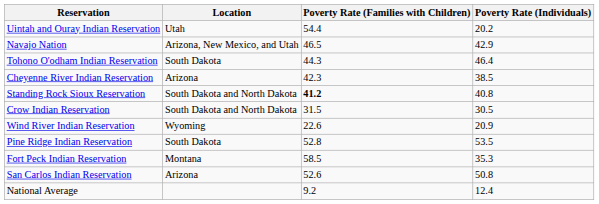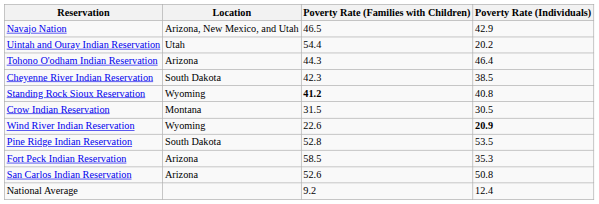rows swapped: (37, 45) <-> (83, 28)
(193, 61) South Dakota -> (181, 61) Arizona
(181, 77) Arizona -> (193, 77) South Dakota
(231, 93) South Dakota and North Dakota -> (185, 93) Wyoming
(231, 110) South Dakota and North Dakota -> (183, 110) Montana
(484, 126) normal -> (484, 126) bold
(183, 158) Montana -> (181, 158) Arizona
